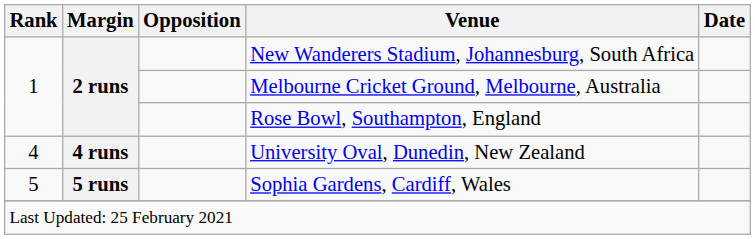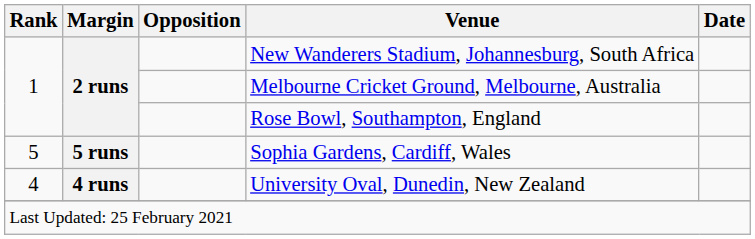rows swapped: (418, 151) <-> (380, 184)
